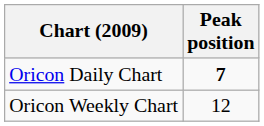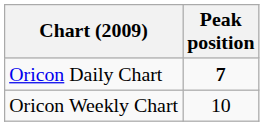(221, 105) 12 -> (221, 105) 10
